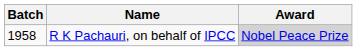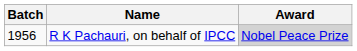(22, 35) 1958 -> (22, 35) 1956
